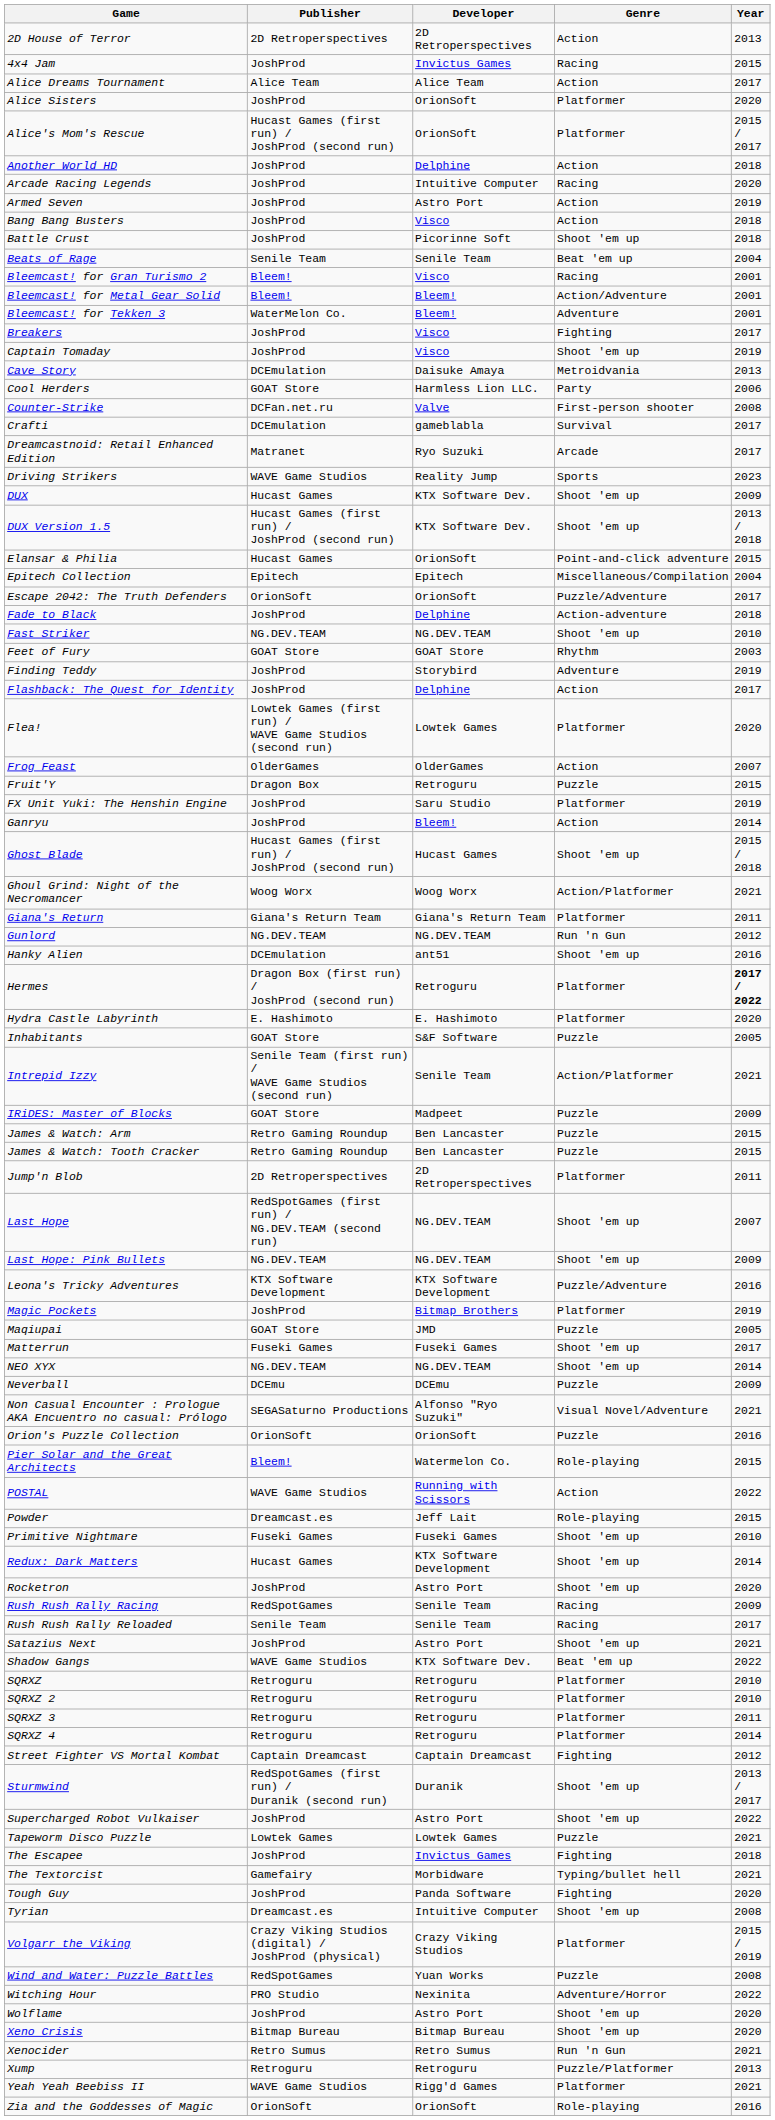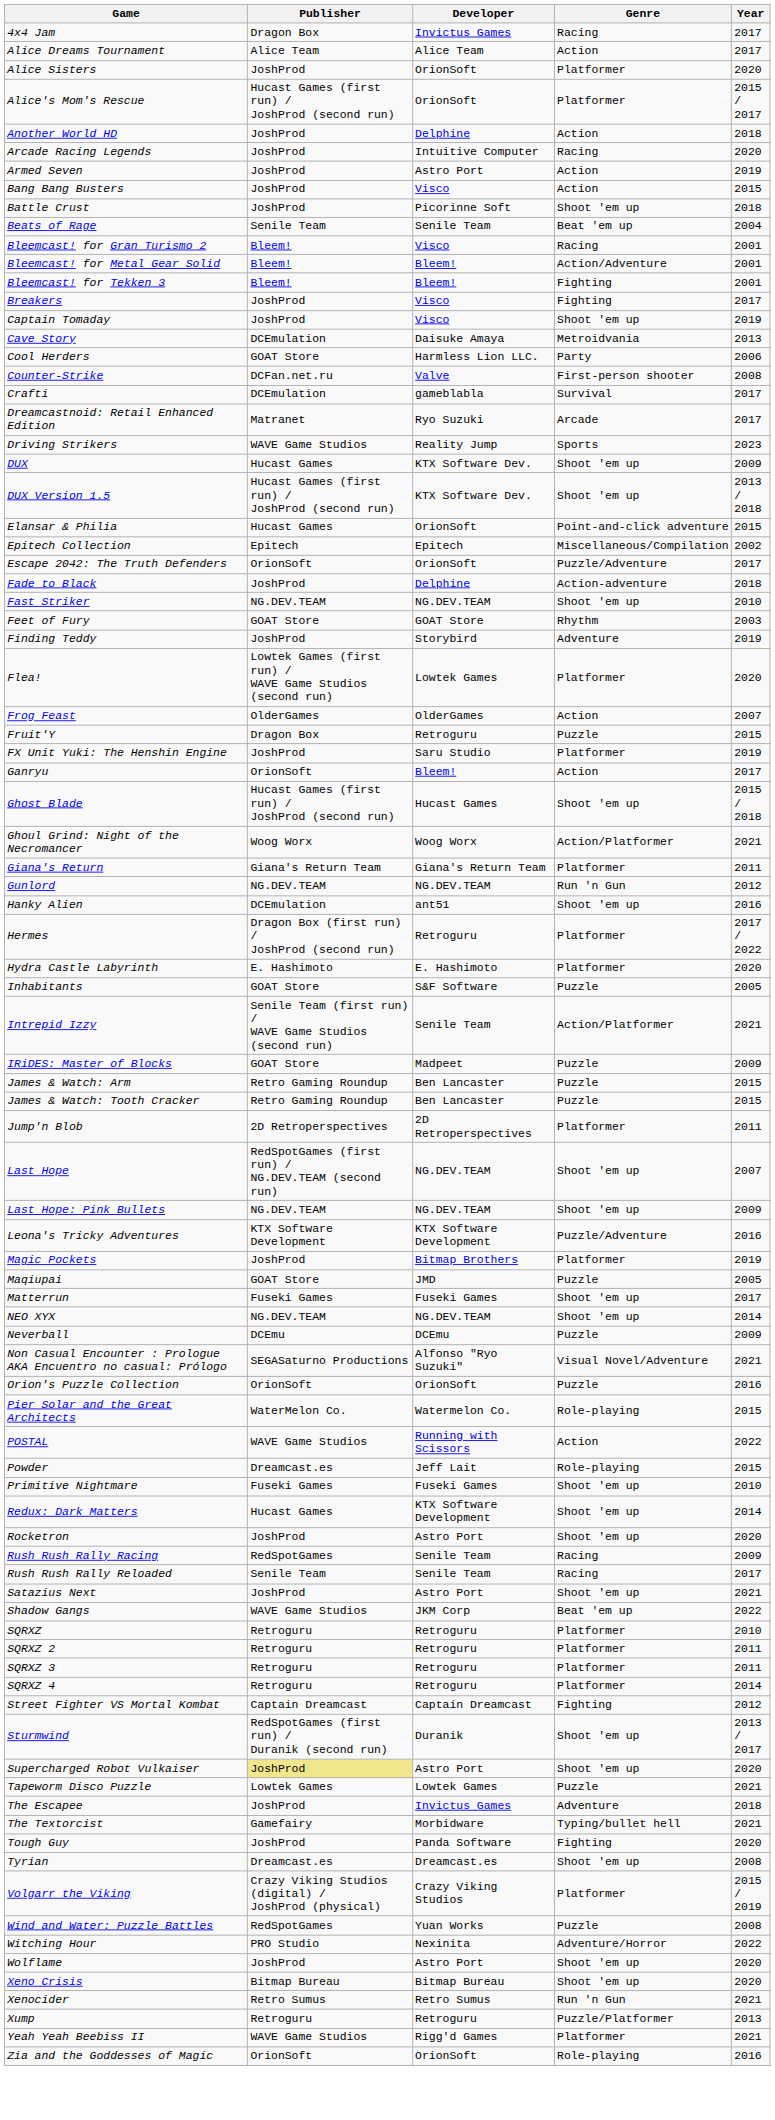- row: (69, 39)
(278, 64) JoshProd -> (285, 32) Dragon Box
(748, 64) 2015 -> (748, 32) 2017
(748, 221) 2018 -> (748, 189) 2015
(298, 314) WaterMelon Co. -> (271, 283) Bleem!
(588, 314) Adventure -> (585, 283) Fighting
(748, 578) 2004 -> (748, 546) 2002
- row: (120, 690)
(278, 822) JoshProd -> (281, 772) OrionSoft
(748, 822) 2014 -> (748, 772) 2017
(748, 987) bold -> (748, 937) normal
(271, 1461) Bleem! -> (298, 1411) WaterMelon Co.
(473, 1662) KTX Software Dev. -> (443, 1612) JKM Corp
(748, 1699) 2010 -> (748, 1649) 2011
(278, 1819) no background -> (278, 1769) khaki background
(748, 1819) 2022 -> (748, 1769) 2020
(585, 1856) Fighting -> (588, 1806) Adventure
(477, 1912) Intuitive Computer -> (456, 1862) Dreamcast.es
